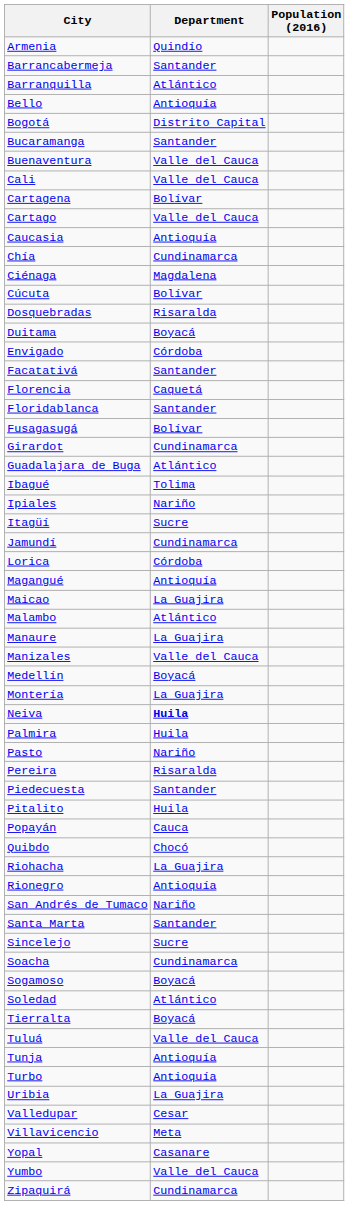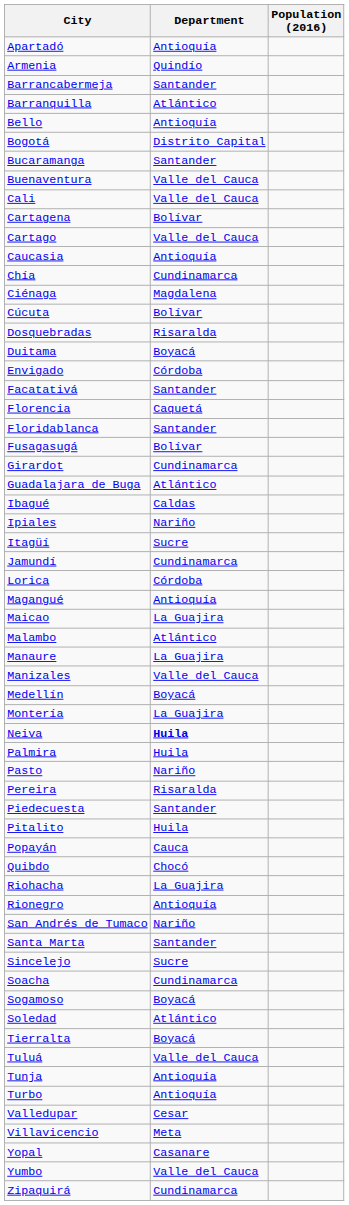+ row: (35, 47)
(174, 485) Tolima -> (174, 504) Caldas
- row: (28, 1095)
